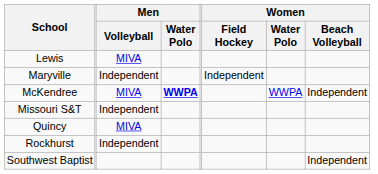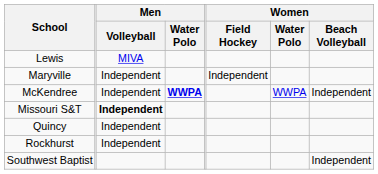(129, 93) MIVA -> (131, 93) Independent
(129, 110) normal -> (131, 110) bold
(129, 127) MIVA -> (131, 127) Independent
